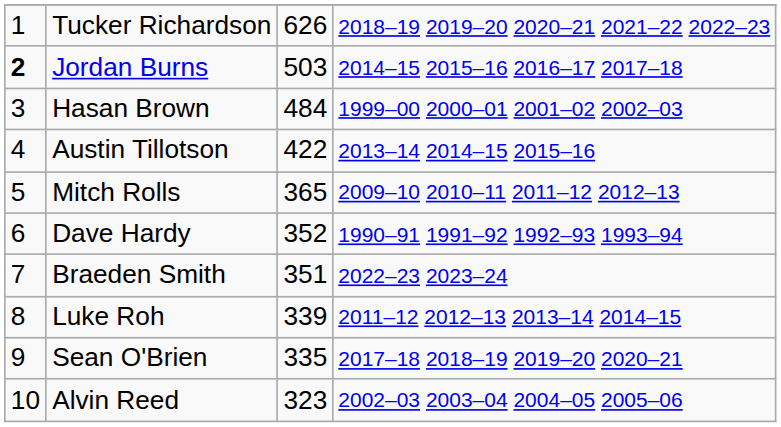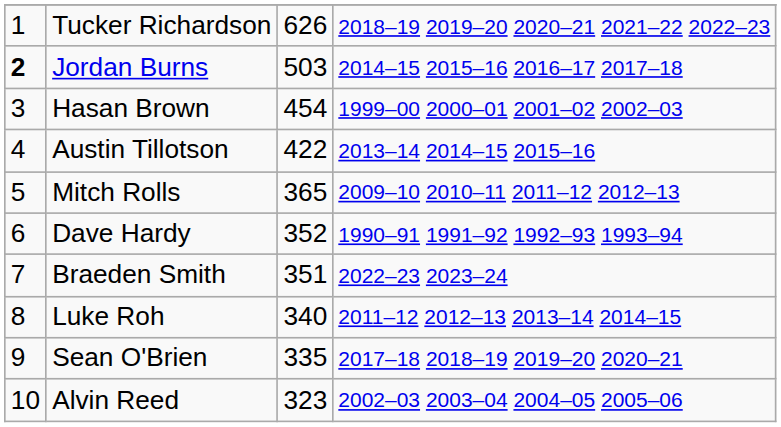(305, 108) 484 -> (305, 108) 454
(305, 316) 339 -> (305, 316) 340
